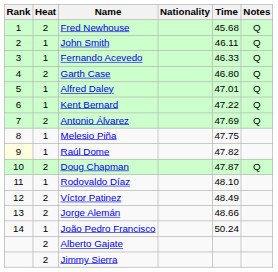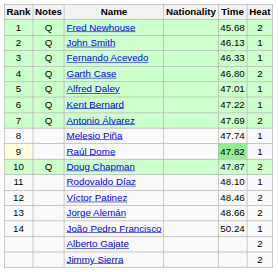columns swapped: (45, 12) <-> (257, 12)
(227, 43) 46.11 -> (233, 43) 46.13
(227, 136) 47.75 -> (233, 136) 47.74
(227, 151) no background -> (233, 151) lightgreen background
(227, 197) 48.49 -> (233, 197) 48.46
